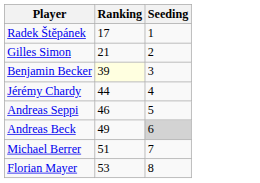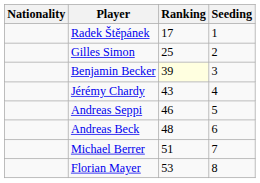+ column: (36, 14)
(104, 52) 21 -> (167, 52) 25
(104, 91) 44 -> (167, 91) 43
(104, 129) 49 -> (167, 129) 48
(151, 129) lightgrey background -> (215, 129) no background
